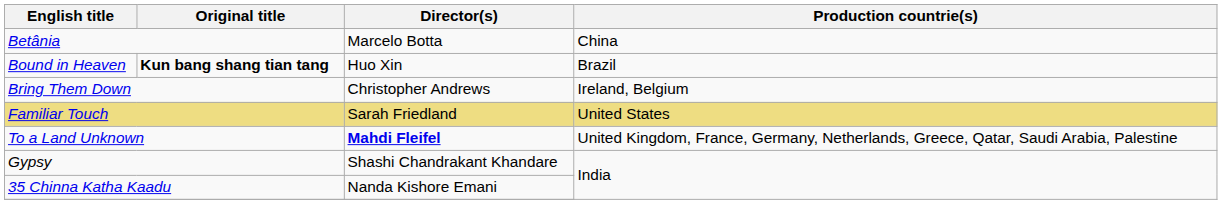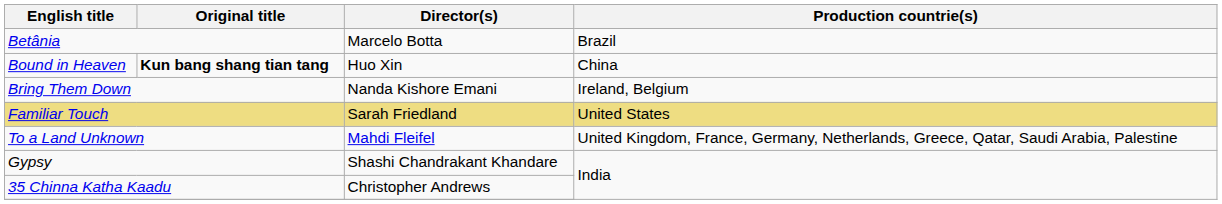(598, 41) China -> (597, 41) Brazil
(597, 65) Brazil -> (598, 65) China
(419, 89) Christopher Andrews -> (422, 89) Nanda Kishore Emani
(394, 138) bold -> (391, 138) normal
(422, 187) Nanda Kishore Emani -> (419, 187) Christopher Andrews
